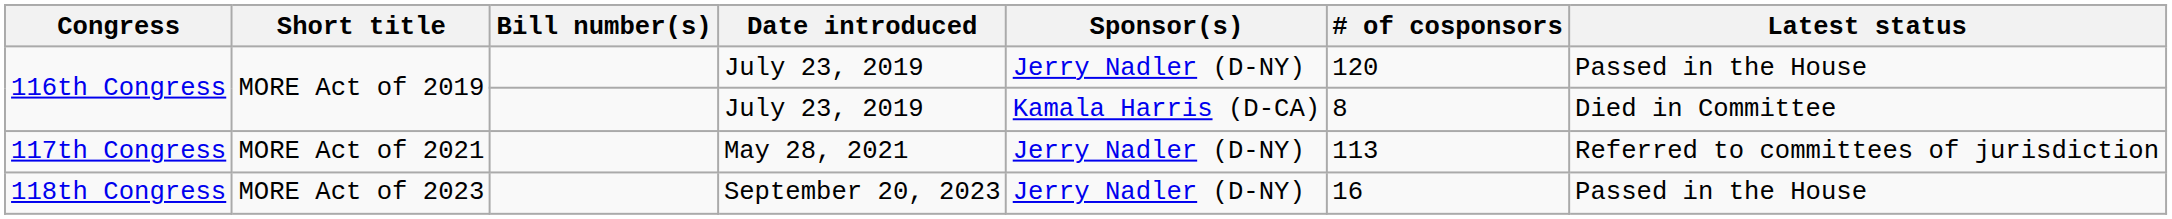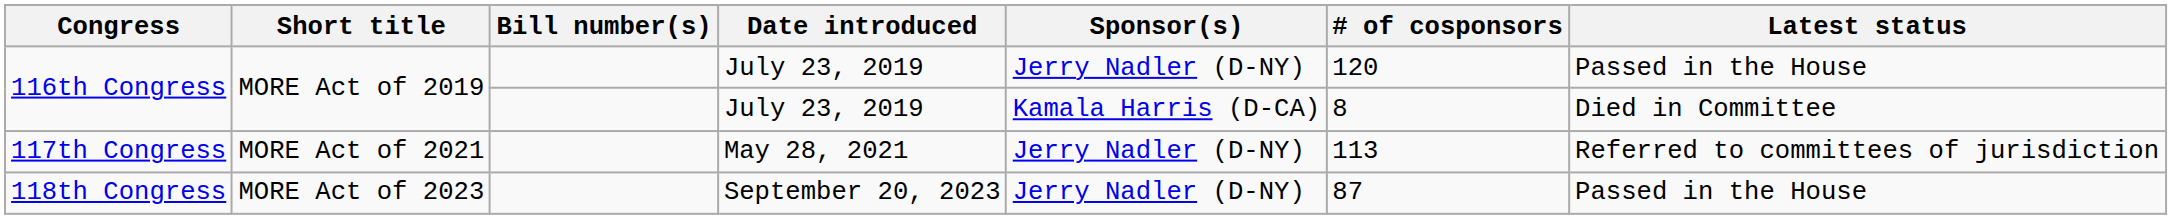(1348, 193) 16 -> (1348, 193) 87
